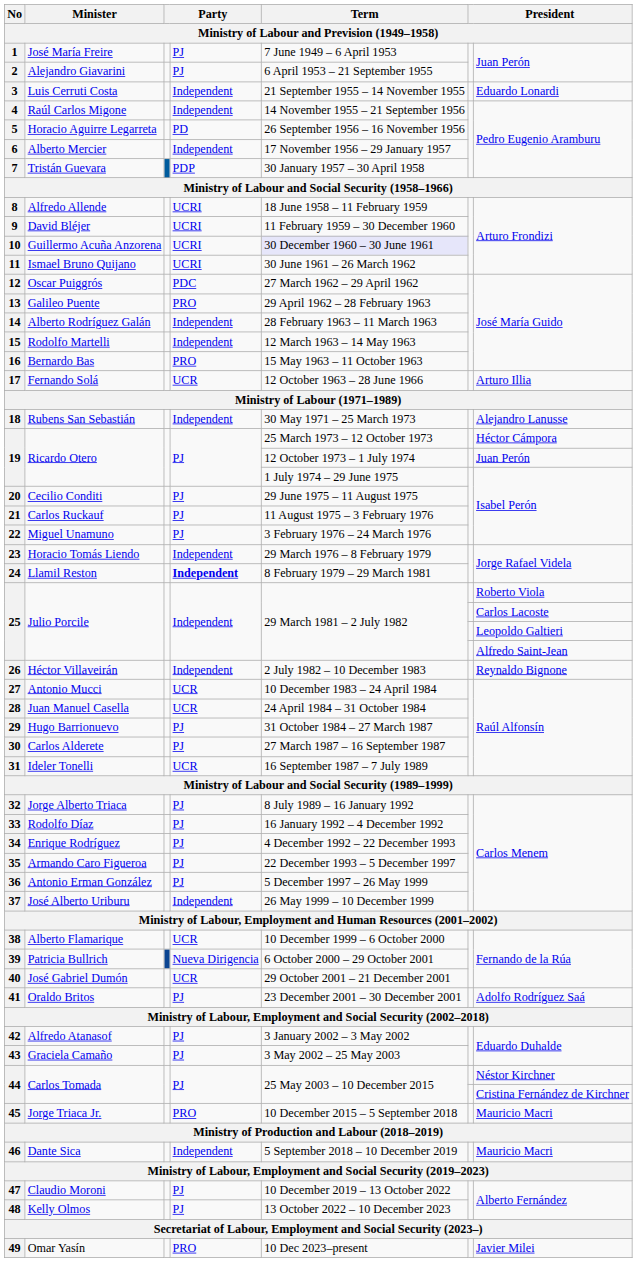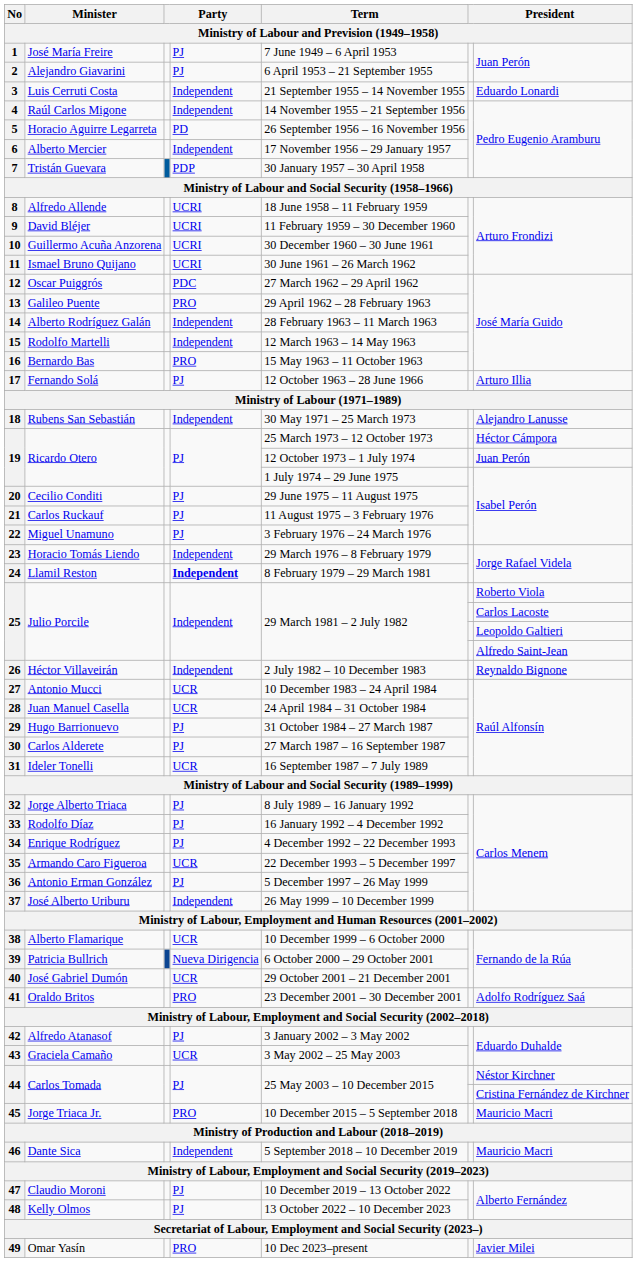(349, 245) lavender background -> (349, 245) no background
(185, 380) UCR -> (178, 380) PJ
(178, 862) PJ -> (185, 862) UCR
(178, 997) PJ -> (184, 997) PRO
(178, 1055) PJ -> (185, 1055) UCR
